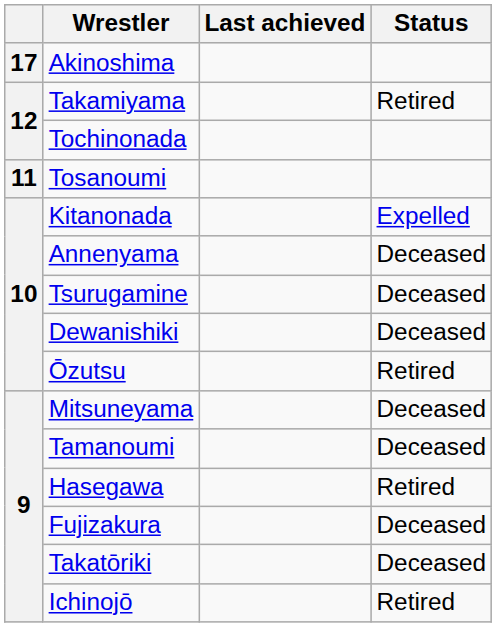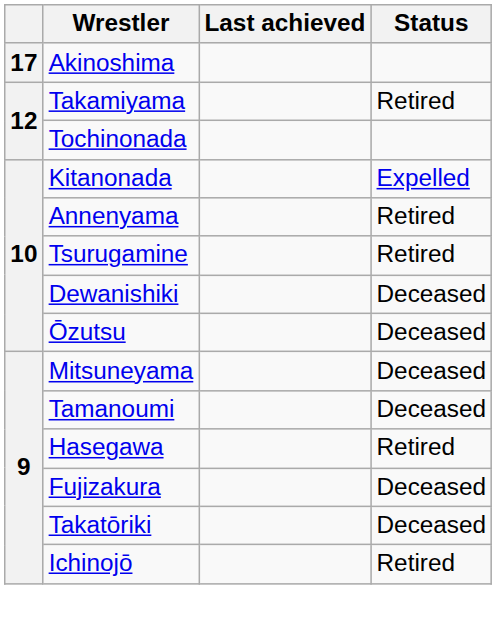- row: (107, 178)
(431, 255) Deceased -> (416, 216) Retired
(431, 293) Deceased -> (416, 255) Retired
(416, 370) Retired -> (431, 332) Deceased
